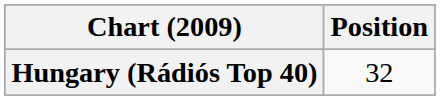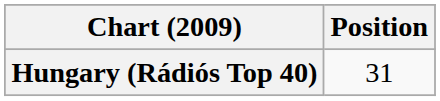(379, 71) 32 -> (379, 71) 31
